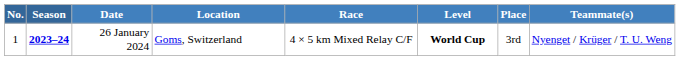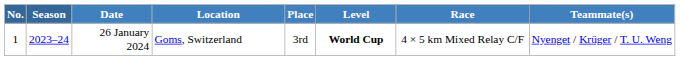columns swapped: (351, 14) <-> (513, 14)
(49, 39) bold -> (49, 39) normal
